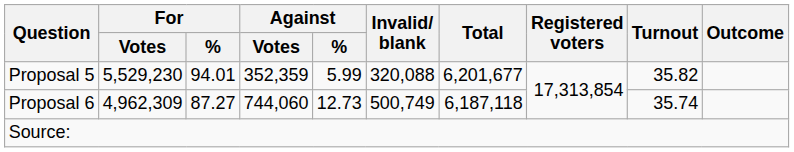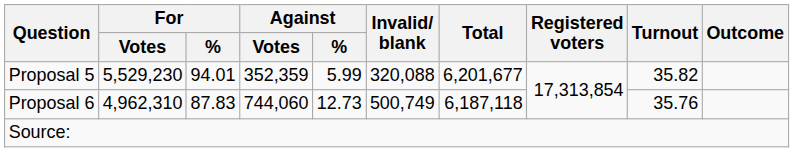(142, 103) 4,962,309 -> (142, 103) 4,962,310
(213, 103) 87.27 -> (213, 103) 87.83
(676, 103) 35.74 -> (676, 103) 35.76
